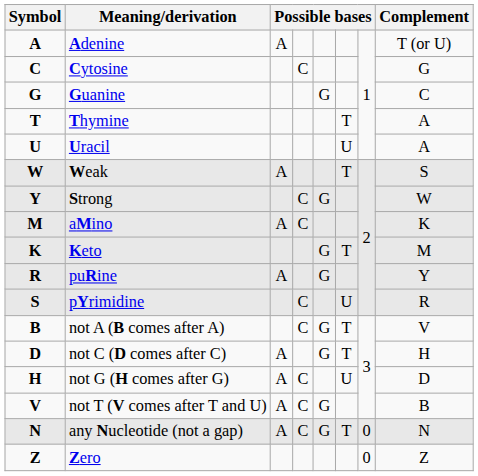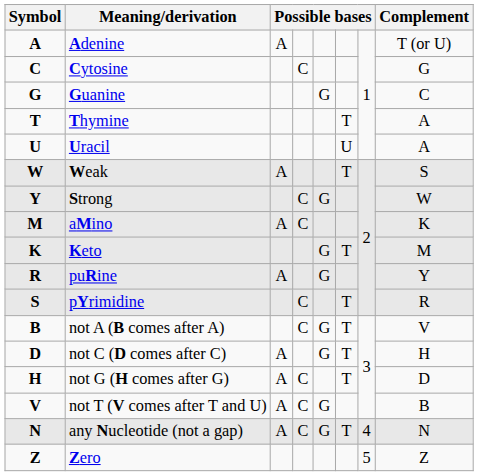(346, 302) U -> (346, 302) T
(346, 379) U -> (346, 379) T
(366, 431) 0 -> (366, 431) 4
(366, 457) 0 -> (366, 457) 5
